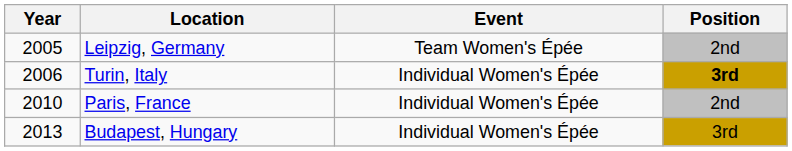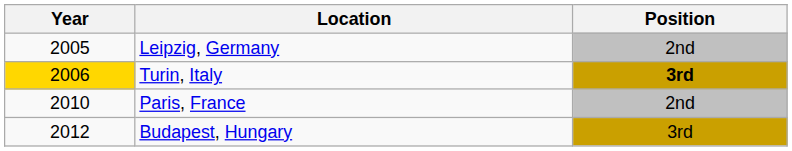- column: (499, 19)
(42, 76) no background -> (70, 76) gold background
(42, 132) 2013 -> (70, 132) 2012
